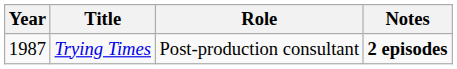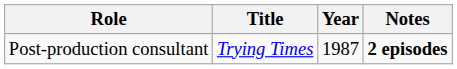columns swapped: (27, 19) <-> (259, 19)
